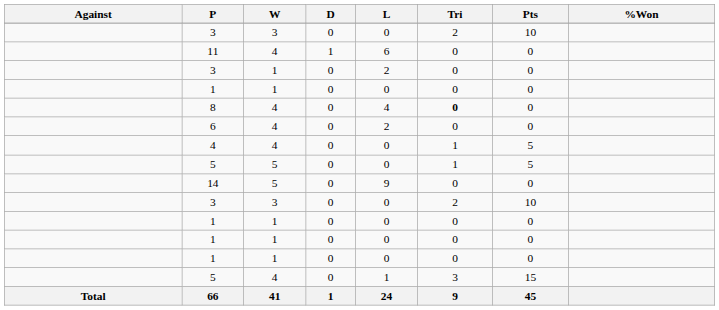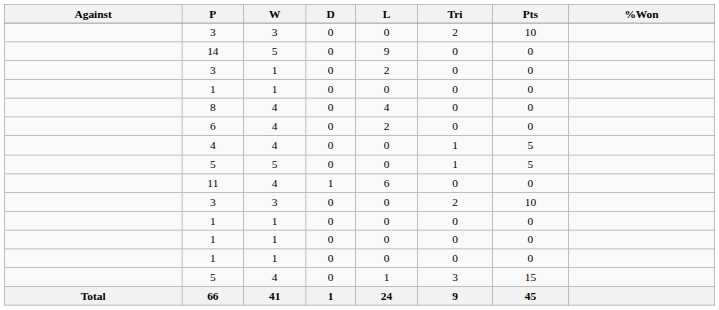rows swapped: (213, 51) <-> (213, 183)
(455, 108) bold -> (455, 108) normal
